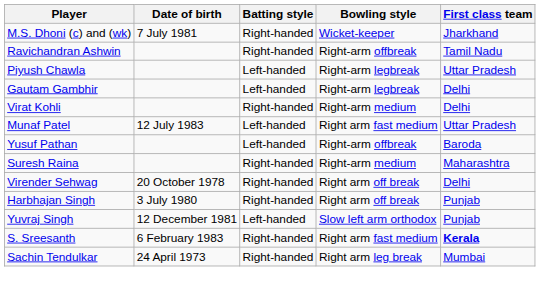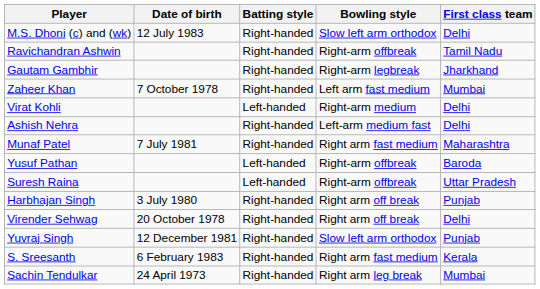(167, 33) 7 July 1981 -> (170, 33) 12 July 1983
(357, 33) Wicket-keeper -> (378, 33) Slow left arm orthodox
(471, 33) Jharkhand -> (457, 33) Delhi
- row: (46, 70)
(274, 89) Left-handed -> (278, 70) Right-handed
(457, 89) Delhi -> (471, 70) Jharkhand
+ row: (41, 89)
(278, 107) Right-handed -> (274, 107) Left-handed
+ row: (43, 126)
(170, 126) 12 July 1983 -> (167, 145) 7 July 1981
(274, 126) Left-handed -> (278, 145) Right-handed
(480, 126) Uttar Pradesh -> (476, 145) Maharashtra
(278, 163) Right-handed -> (274, 182) Left-handed
(368, 163) Right-arm medium -> (368, 182) Right-arm offbreak
(476, 163) Maharashtra -> (480, 182) Uttar Pradesh
rows swapped: (52, 182) <-> (51, 201)
(274, 219) Left-handed -> (278, 238) Right-handed
(461, 238) bold -> (460, 257) normal
